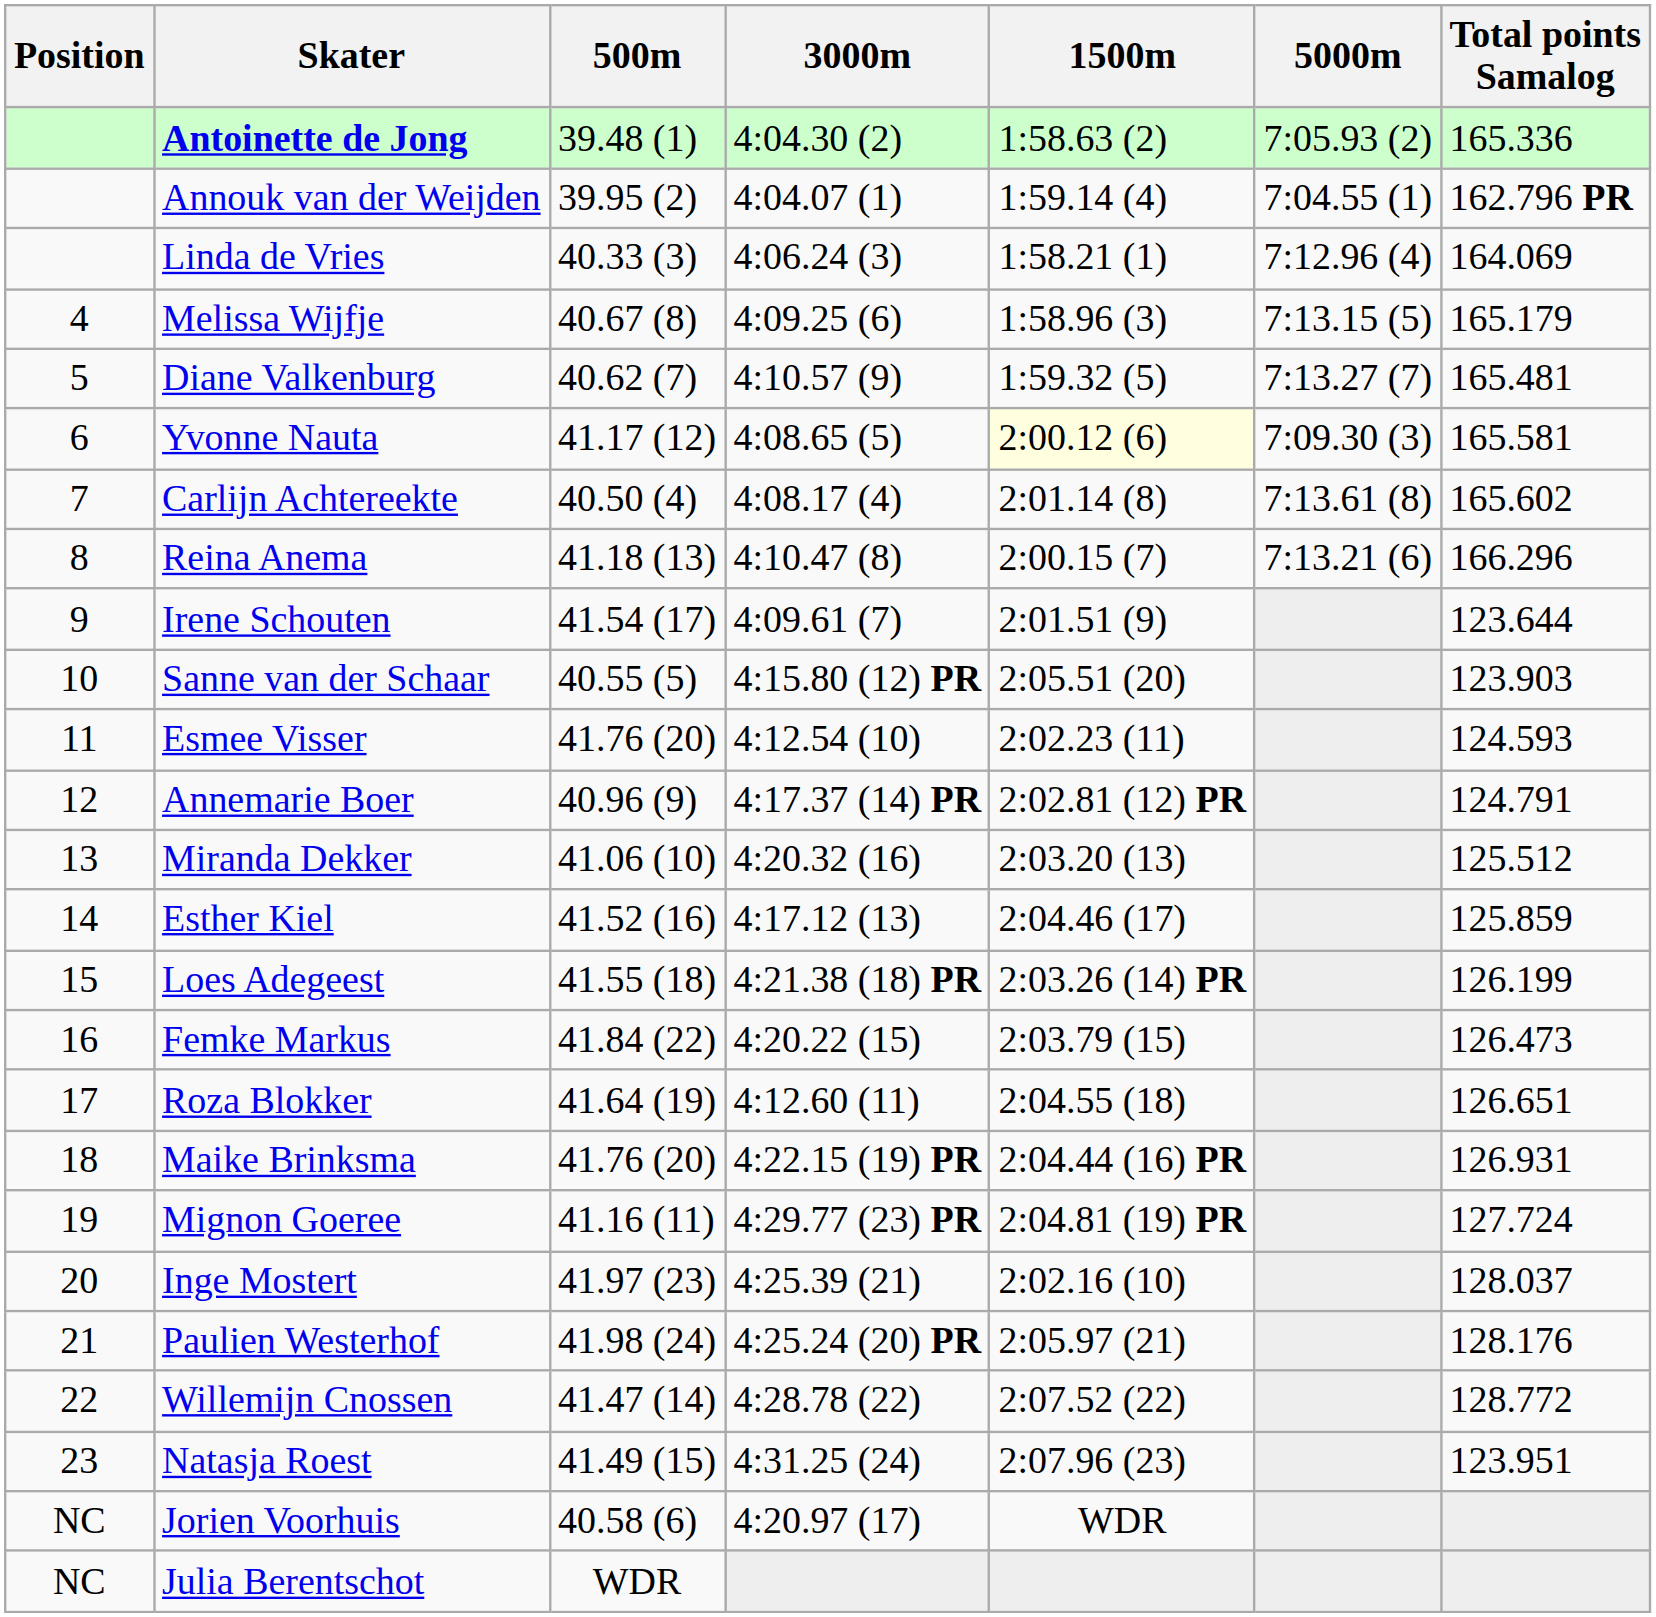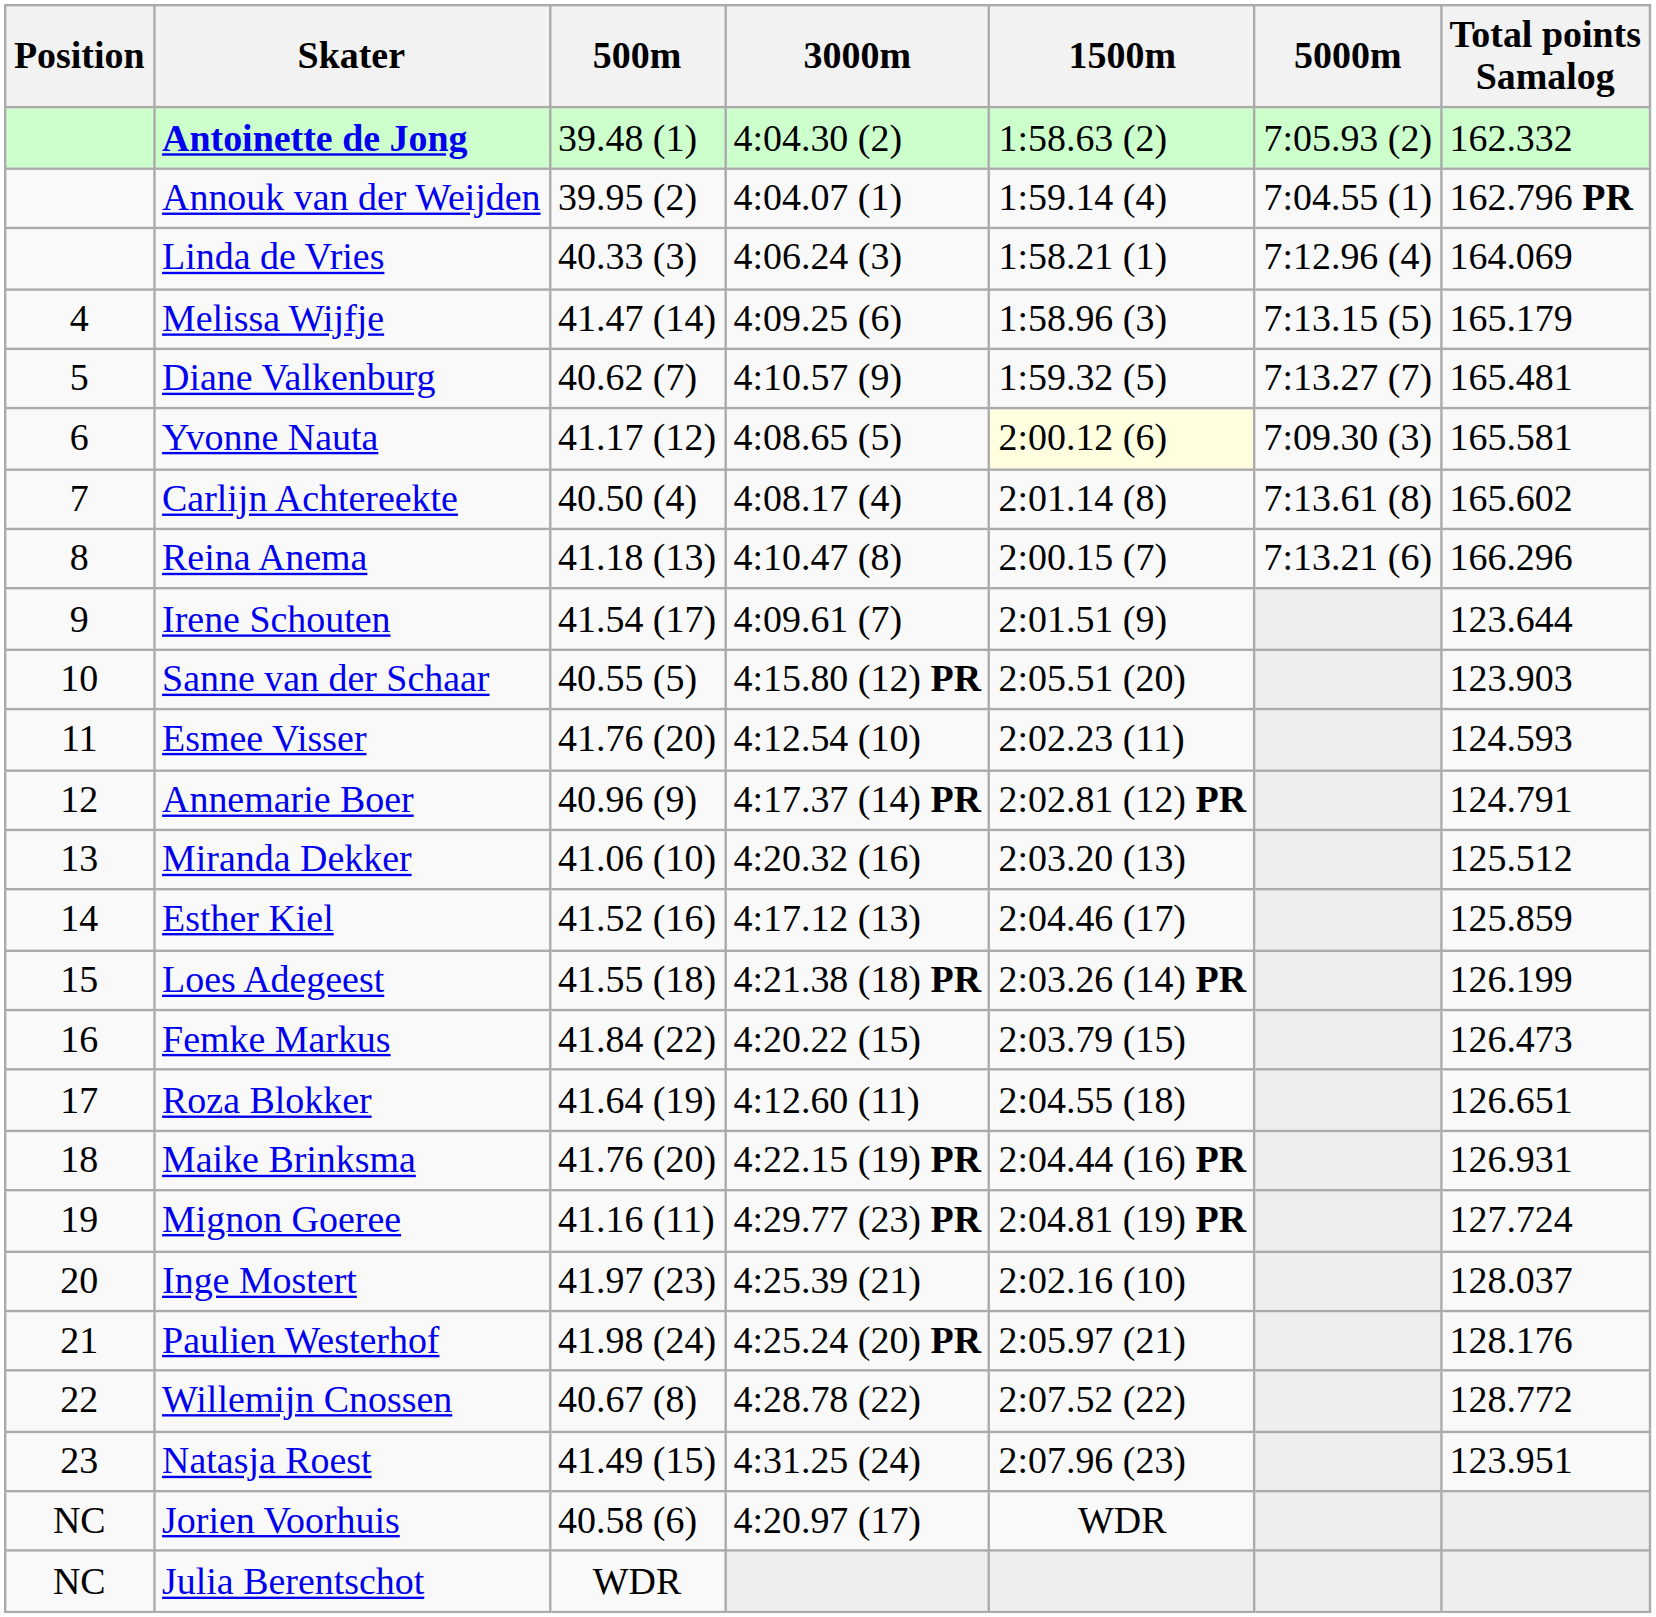(1511, 137) 165.336 -> (1511, 137) 162.332
(628, 317) 40.67 (8) -> (637, 317) 41.47 (14)
(637, 1400) 41.47 (14) -> (628, 1400) 40.67 (8)
